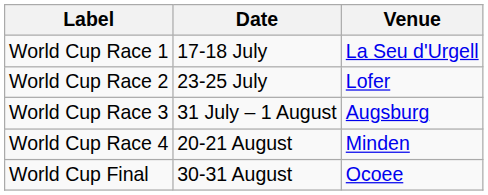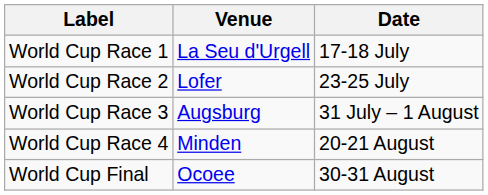columns swapped: (412, 19) <-> (257, 19)
